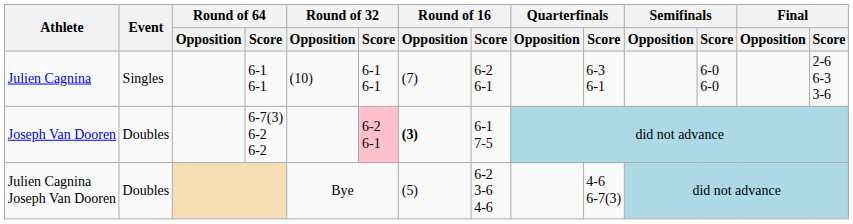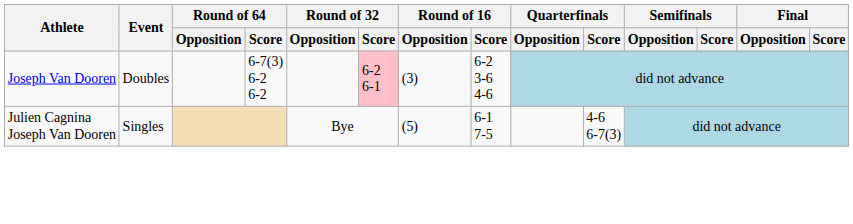- row: (49, 78)
(410, 134) bold -> (410, 78) normal
(484, 134) 6-1 7-5 -> (484, 78) 6-2 3-6 4-6
(146, 191) Doubles -> (143, 126) Singles
(484, 191) 6-2 3-6 4-6 -> (484, 126) 6-1 7-5
